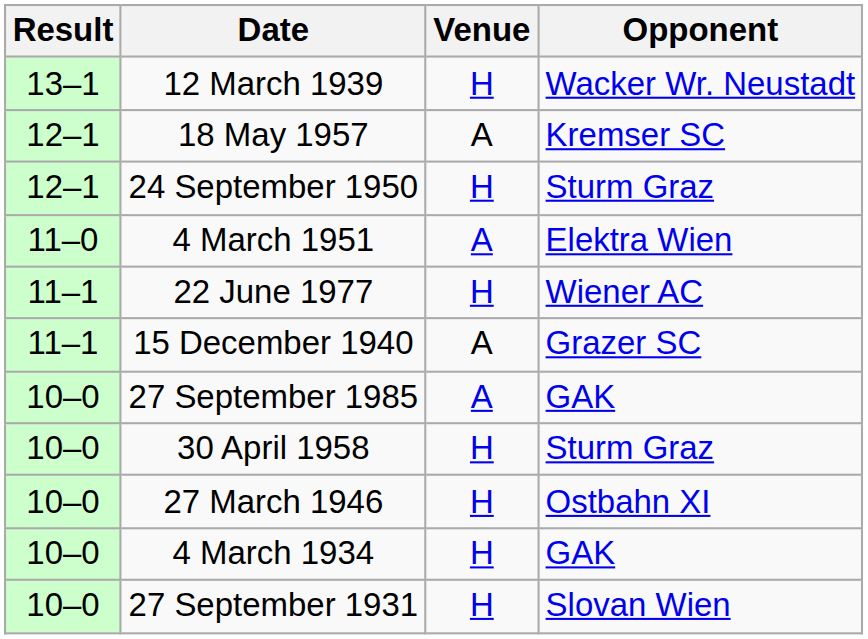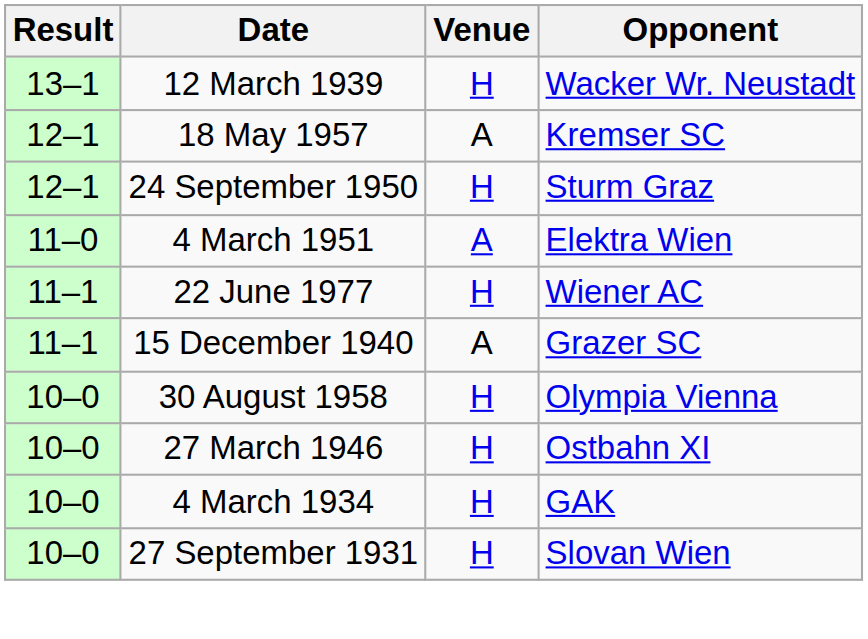- row: (273, 396)
+ row: (273, 396)
- row: (273, 448)
